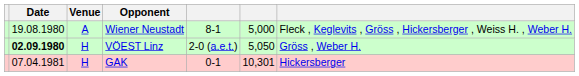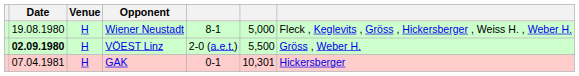(85, 29) A -> (85, 29) H
(262, 46) 5,050 -> (262, 46) 5,500
